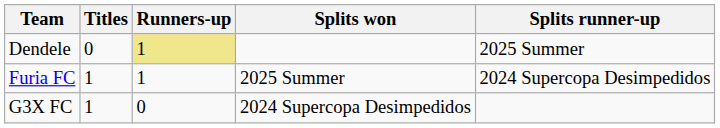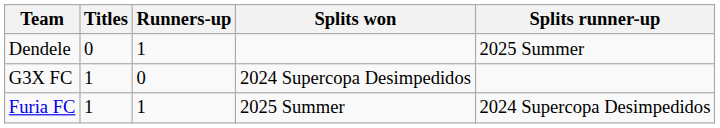(141, 48) khaki background -> (141, 48) no background
rows swapped: (42, 78) <-> (41, 107)
